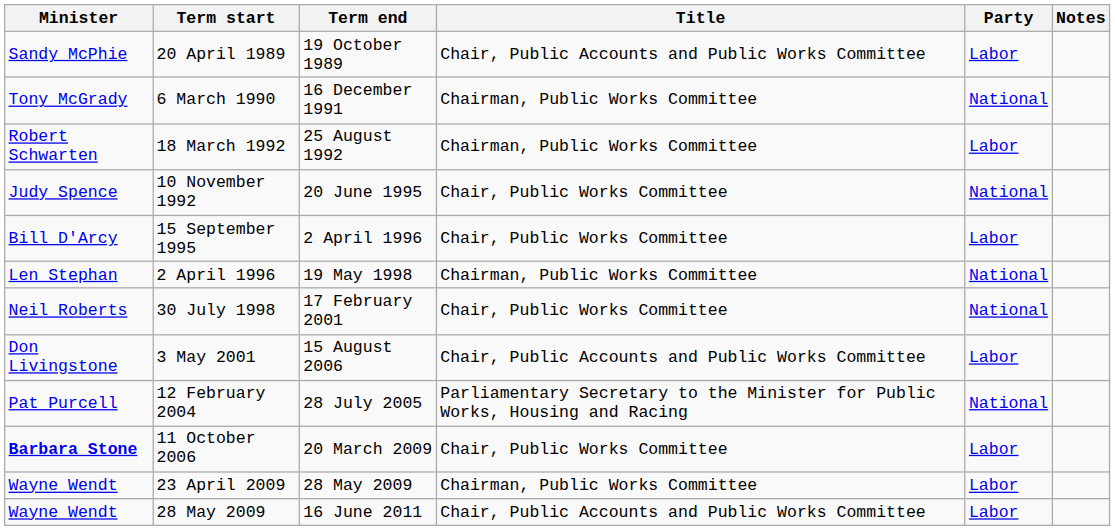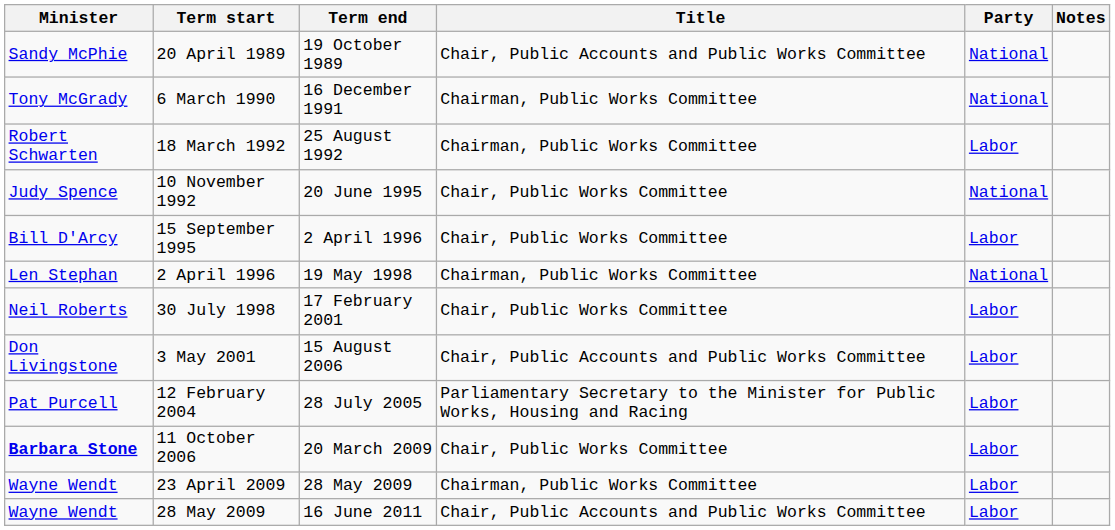(994, 55) Labor -> (1009, 55) National
(1009, 311) National -> (994, 311) Labor
(1009, 403) National -> (994, 403) Labor
